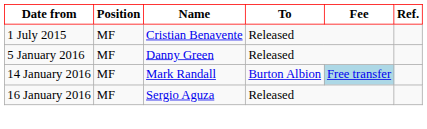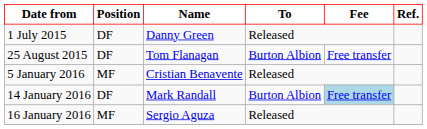(106, 34) MF -> (105, 34) DF
(194, 34) Cristian Benavente -> (180, 34) Danny Green
+ row: (47, 54)
(180, 54) Danny Green -> (194, 74) Cristian Benavente
(106, 74) MF -> (105, 94) DF
